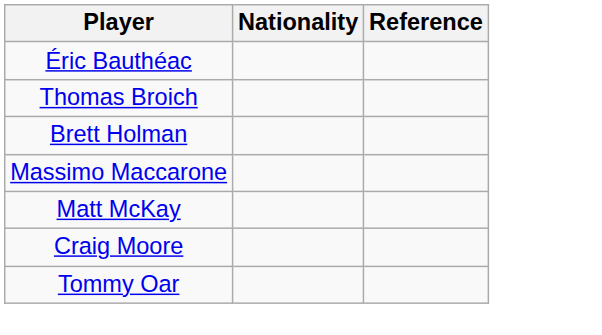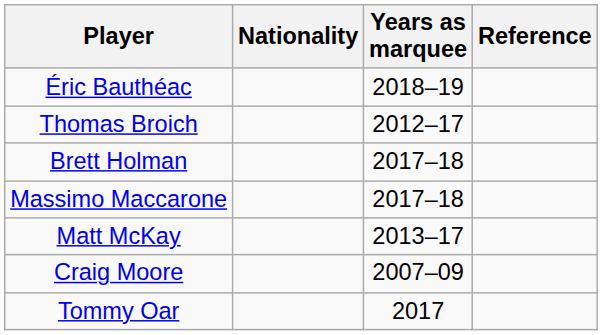+ column: (418, 36)
